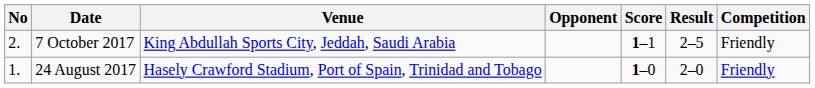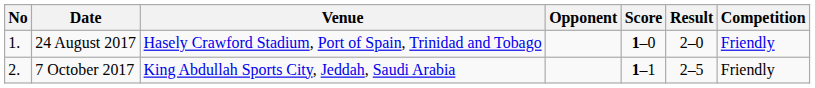rows swapped: (86, 69) <-> (85, 43)
